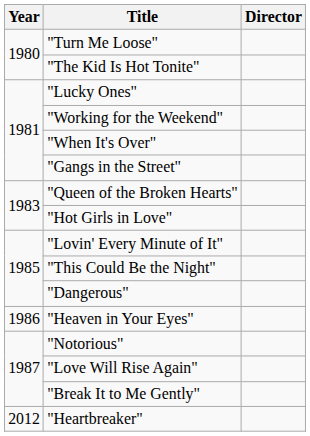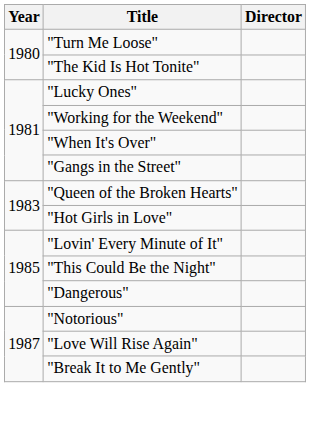- row: (120, 318)
- row: (95, 419)
